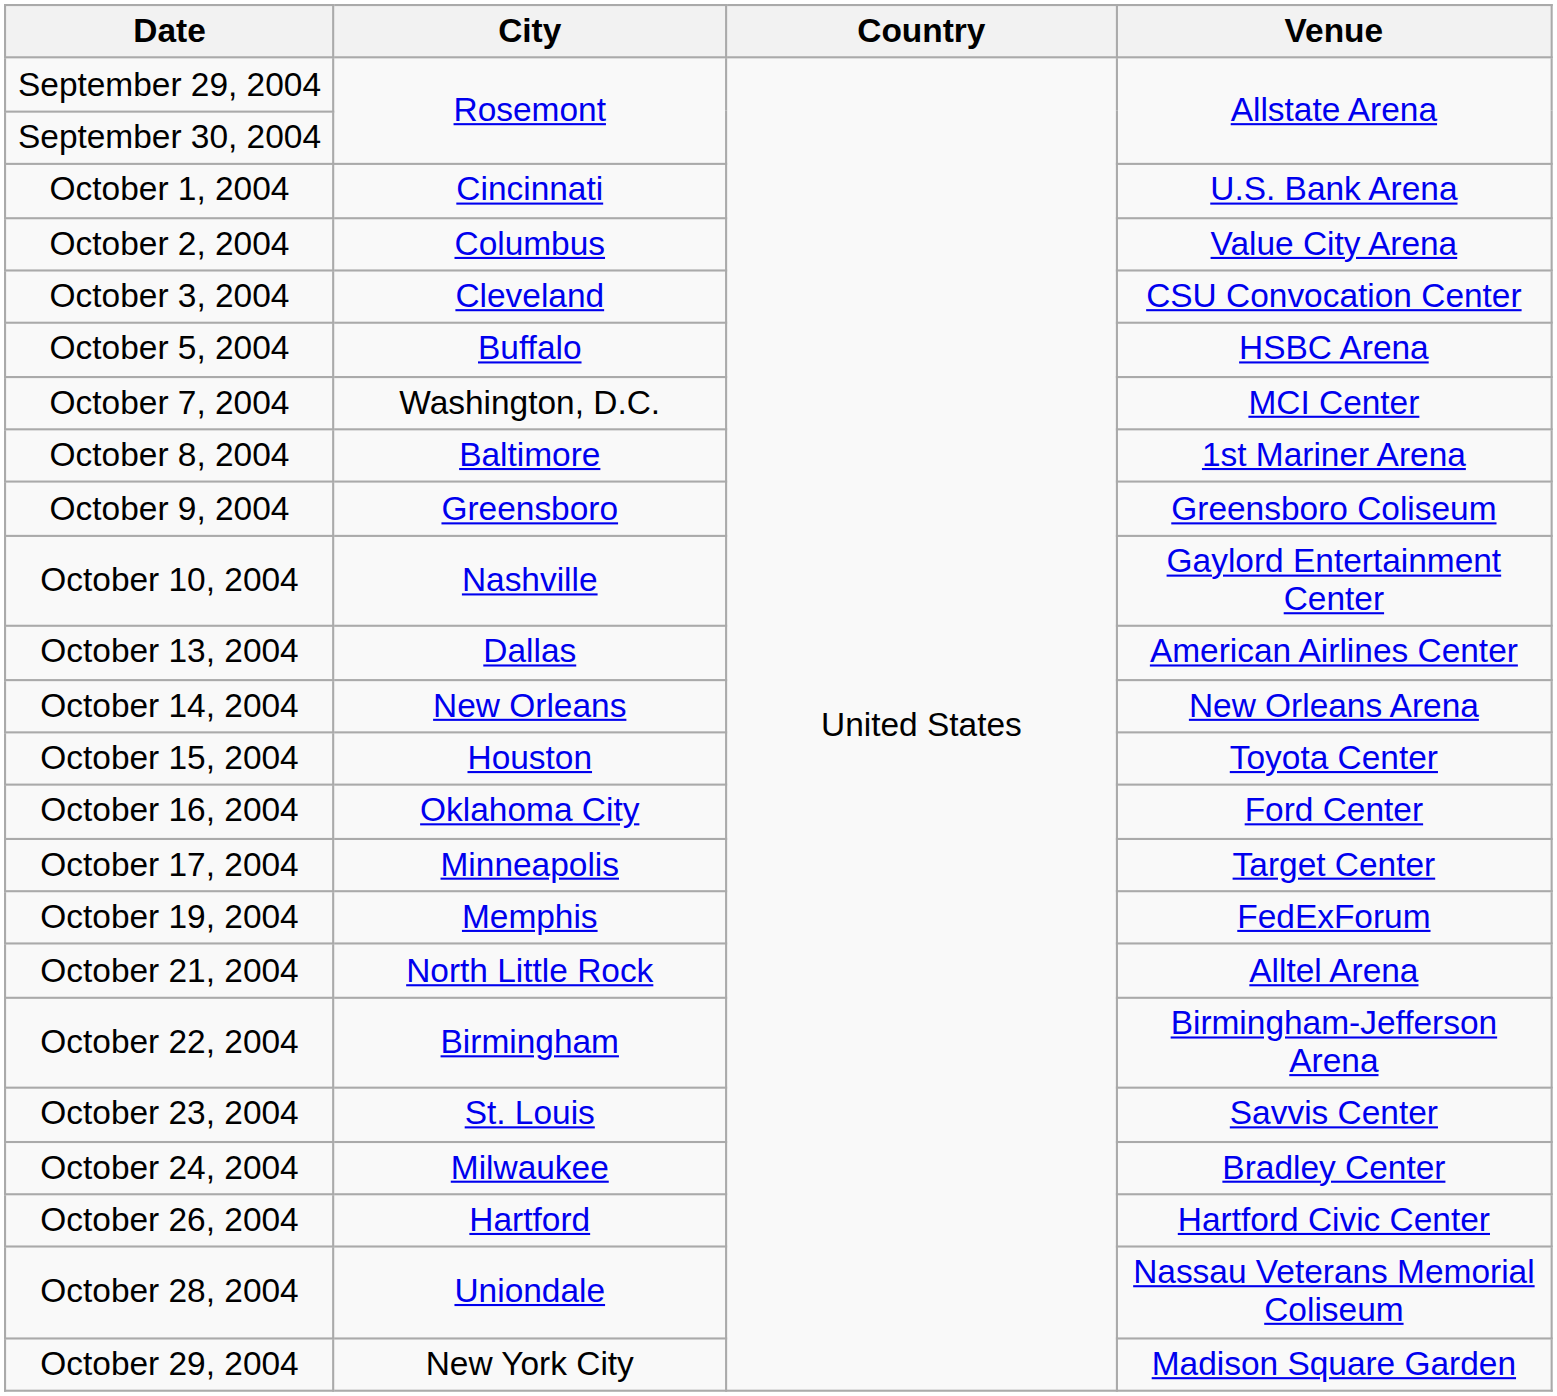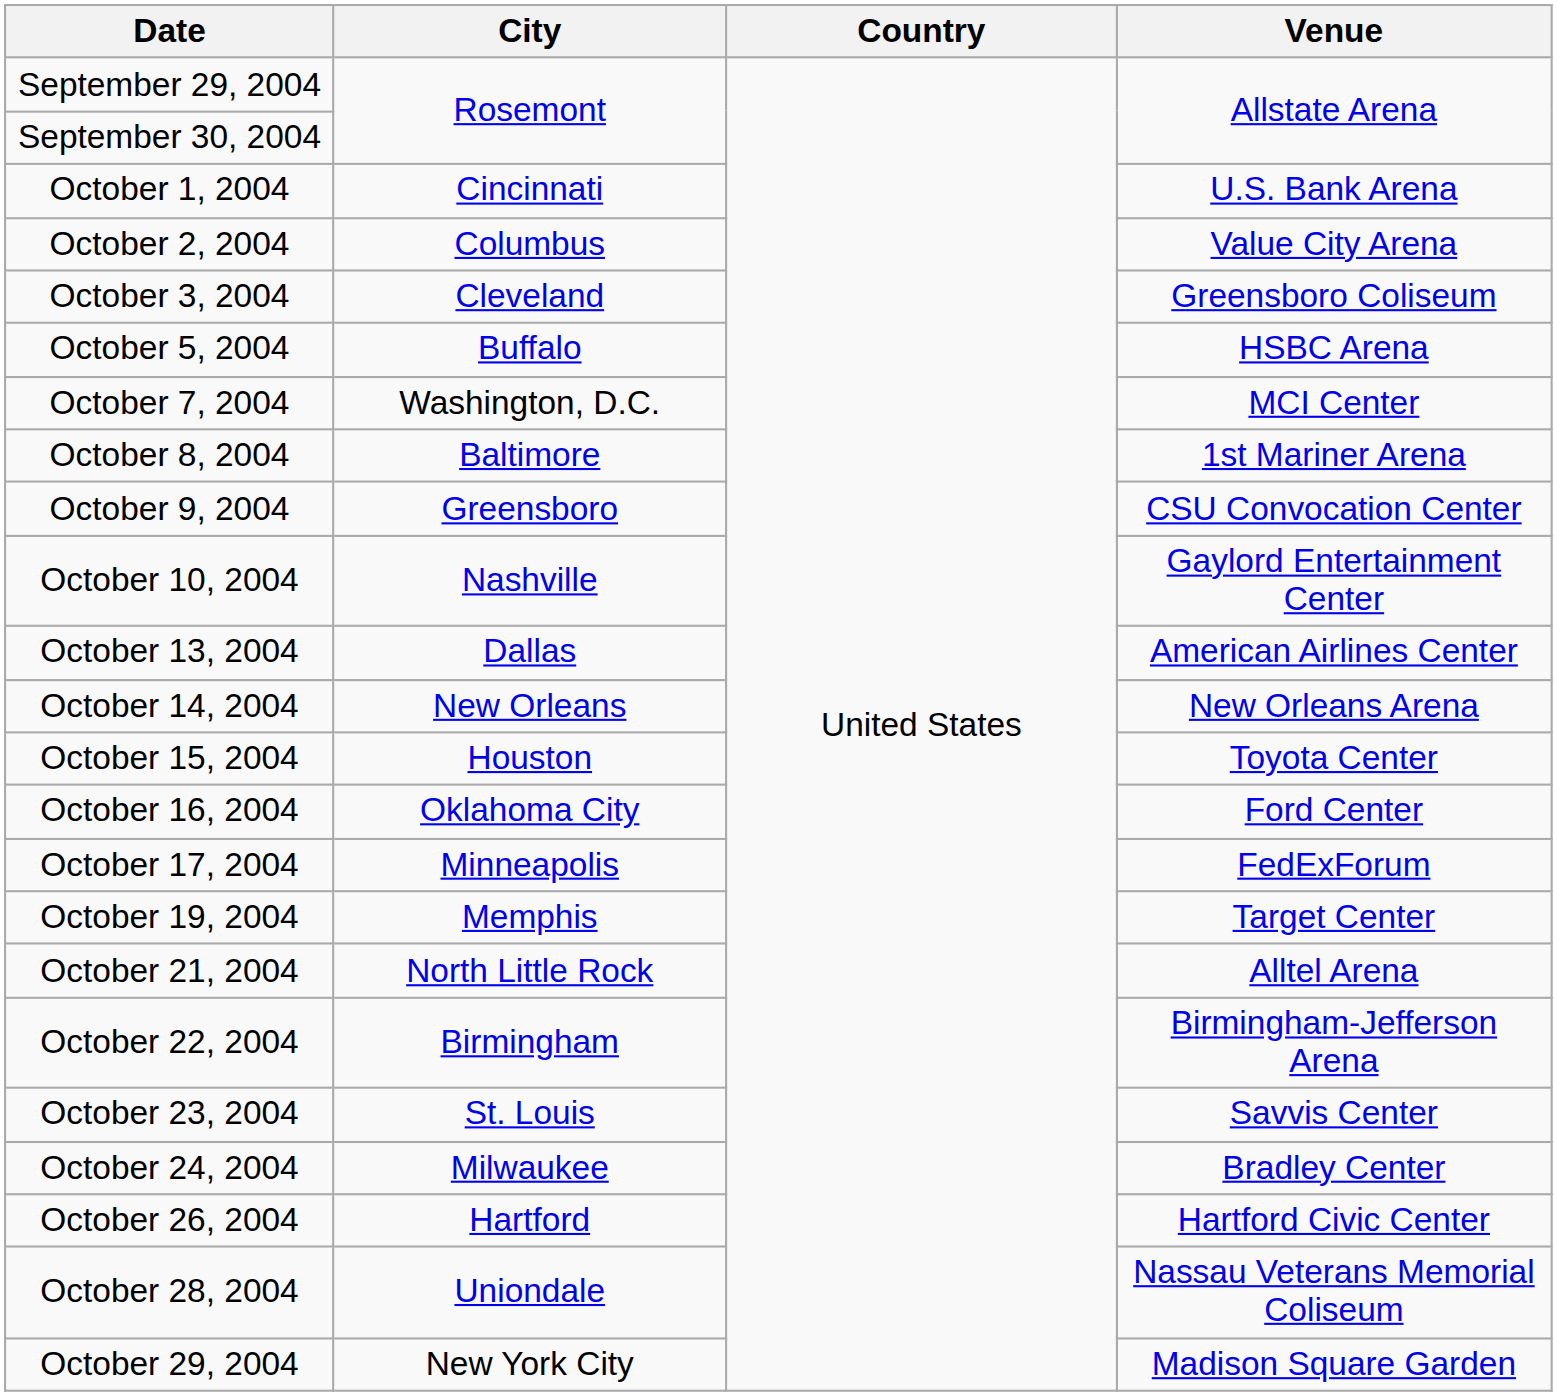(1334, 296) CSU Convocation Center -> (1334, 296) Greensboro Coliseum
(1334, 508) Greensboro Coliseum -> (1334, 508) CSU Convocation Center
(1334, 864) Target Center -> (1334, 864) FedExForum
(1334, 917) FedExForum -> (1334, 917) Target Center
